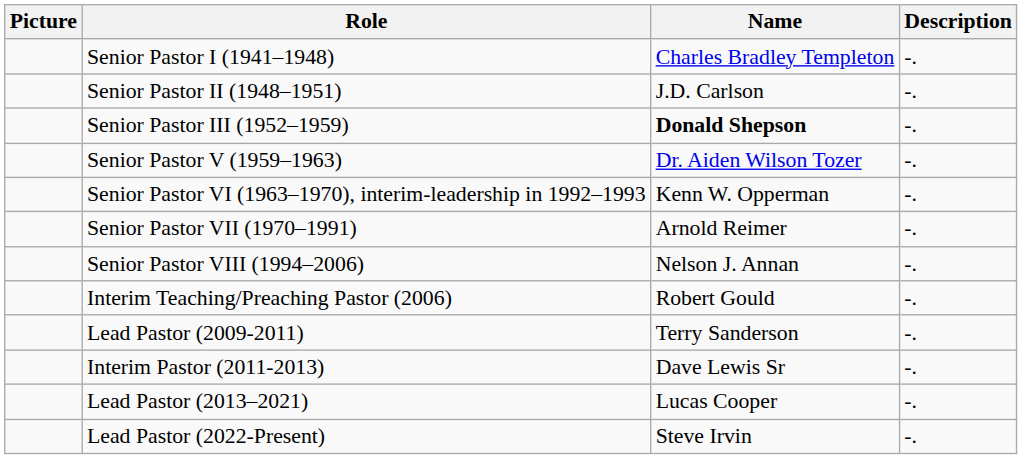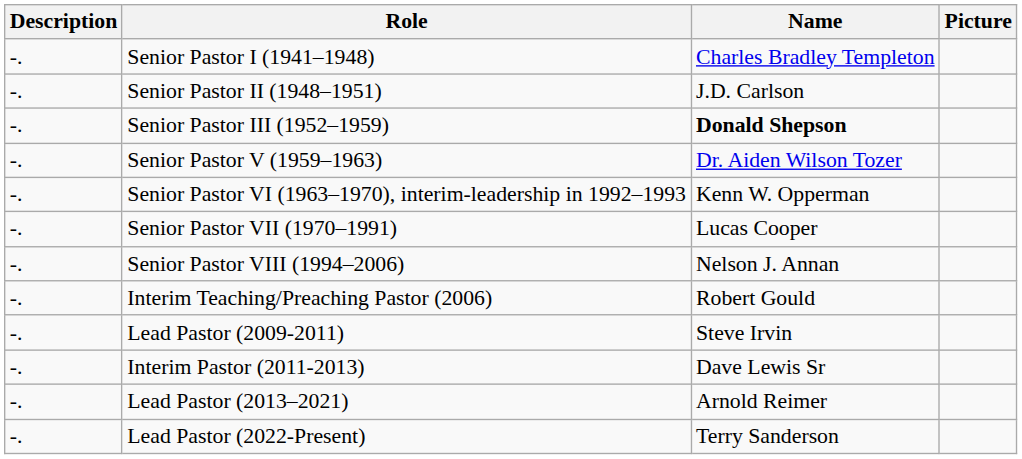columns swapped: (43, 21) <-> (958, 21)
(721, 228) Arnold Reimer -> (757, 228) Lucas Cooper
(727, 332) Terry Sanderson -> (744, 332) Steve Irvin
(716, 401) Lucas Cooper -> (762, 401) Arnold Reimer
(704, 435) Steve Irvin -> (767, 435) Terry Sanderson
